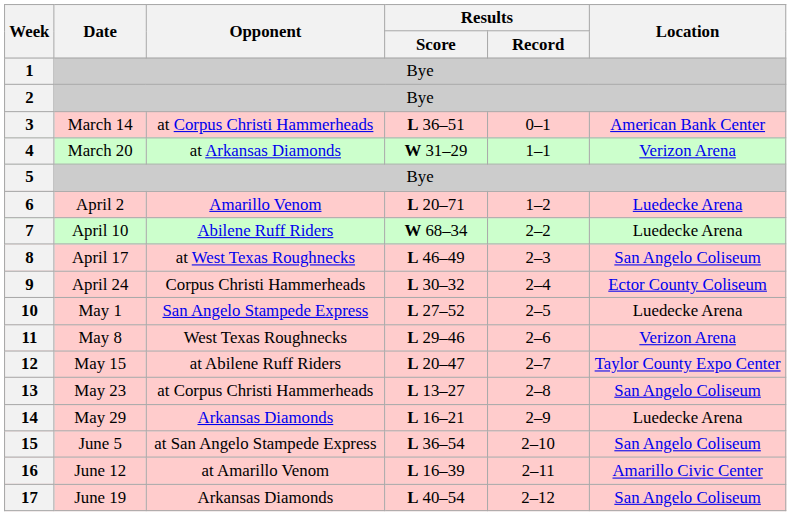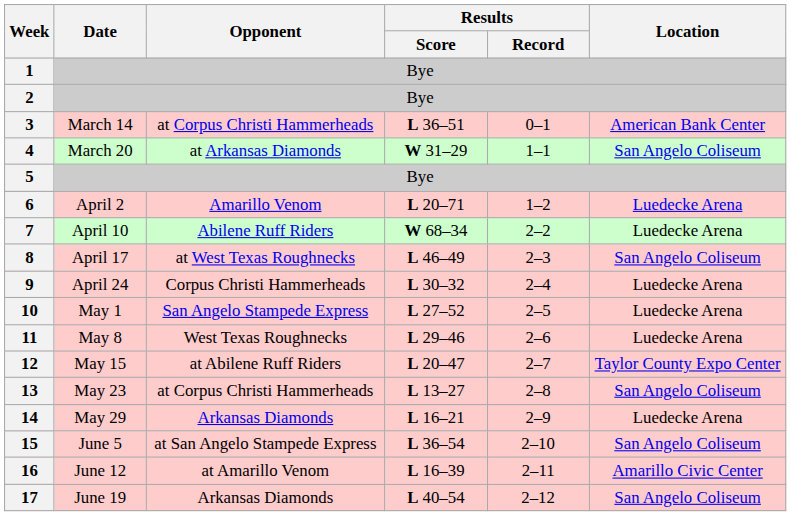(688, 151) Verizon Arena -> (688, 151) San Angelo Coliseum
(688, 284) Ector County Coliseum -> (688, 284) Luedecke Arena
(688, 337) Verizon Arena -> (688, 337) Luedecke Arena
